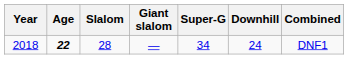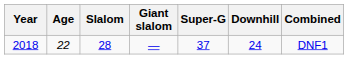(63, 44) bold -> (63, 44) normal
(203, 44) 34 -> (203, 44) 37
